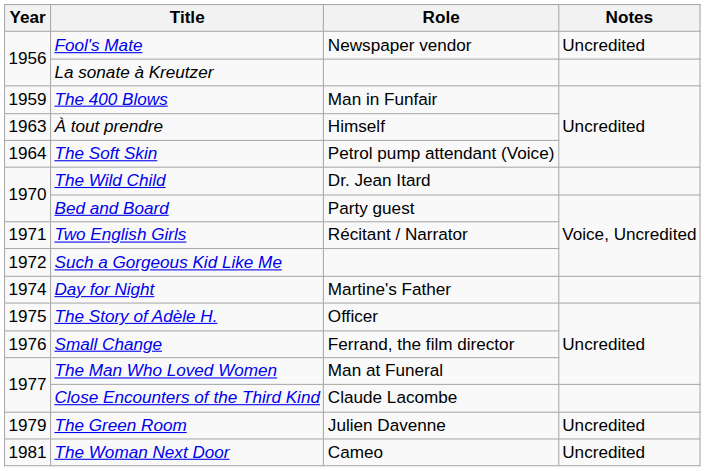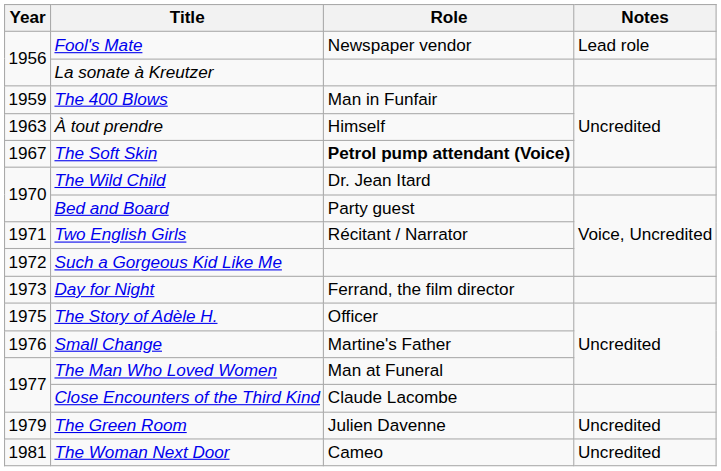(604, 45) Uncredited -> (614, 45) Lead role
(28, 153) 1964 -> (28, 153) 1967
(441, 153) normal -> (449, 153) bold
(28, 289) 1974 -> (28, 289) 1973
(389, 289) Martine's Father -> (421, 289) Ferrand, the film director
(421, 343) Ferrand, the film director -> (389, 343) Martine's Father
